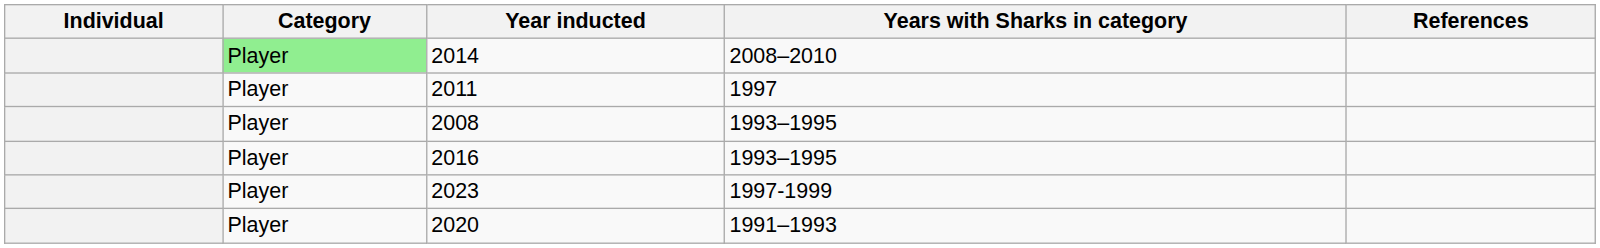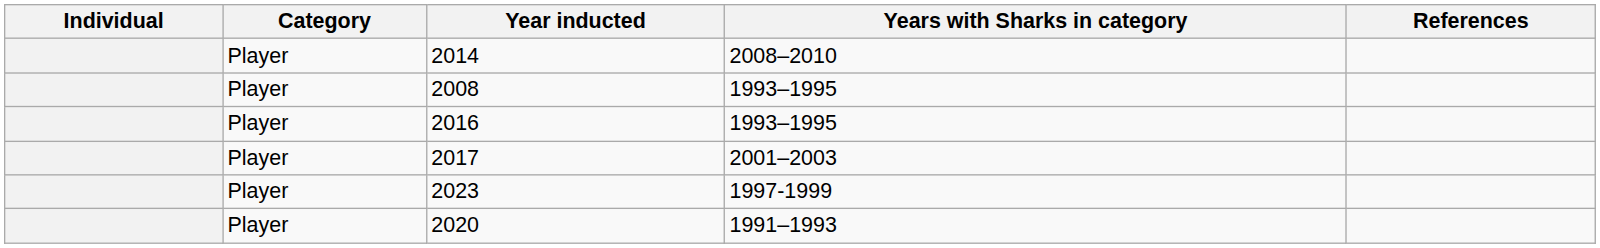(258, 55) lightgreen background -> (258, 55) no background
- row: (454, 89)
+ row: (455, 157)
